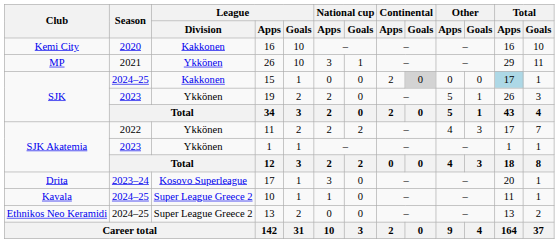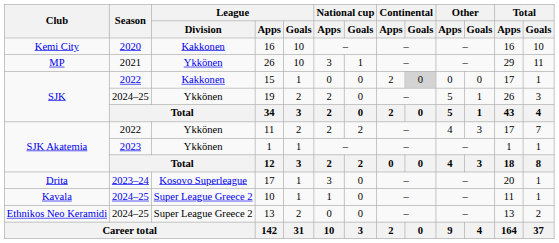(130, 79) 2024–25 -> (130, 79) 2022
(509, 79) lightblue background -> (509, 79) no background
(130, 96) 2023 -> (130, 96) 2024–25
